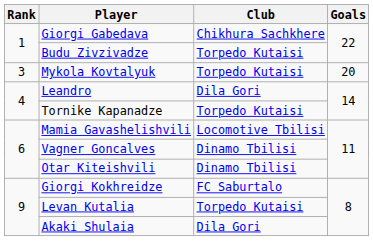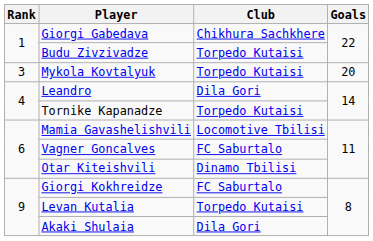(246, 149) Dinamo Tbilisi -> (239, 149) FC Saburtalo
